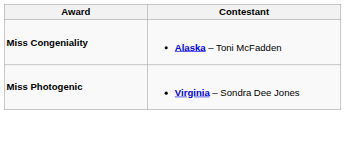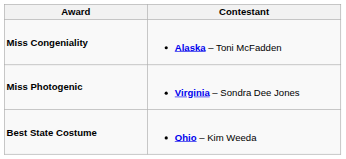+ row: (52, 132)
